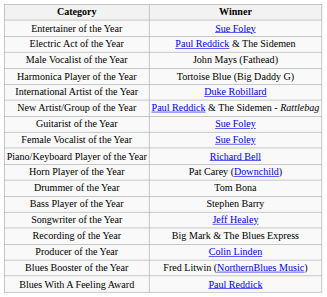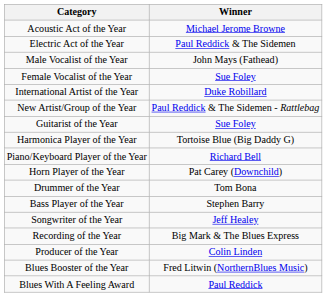- row: (77, 28)
+ row: (77, 28)
rows swapped: (77, 140) <-> (77, 76)
